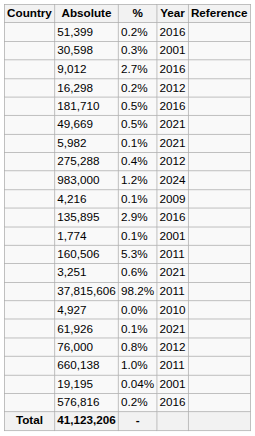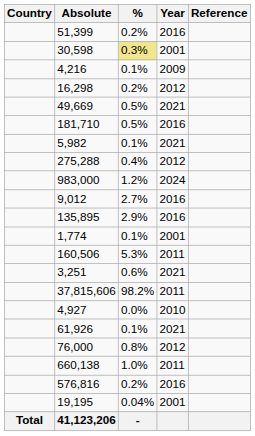(134, 50) no background -> (134, 50) khaki background
rows swapped: (72, 198) <-> (72, 69)
rows swapped: (78, 106) <-> (75, 124)
rows swapped: (78, 402) <-> (75, 384)
